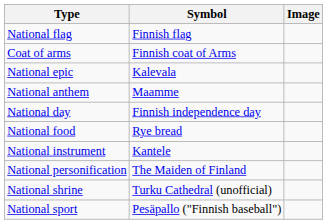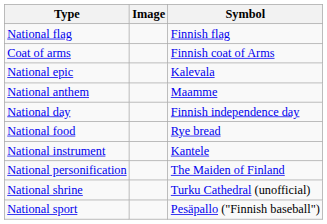columns swapped: (207, 14) <-> (303, 14)
